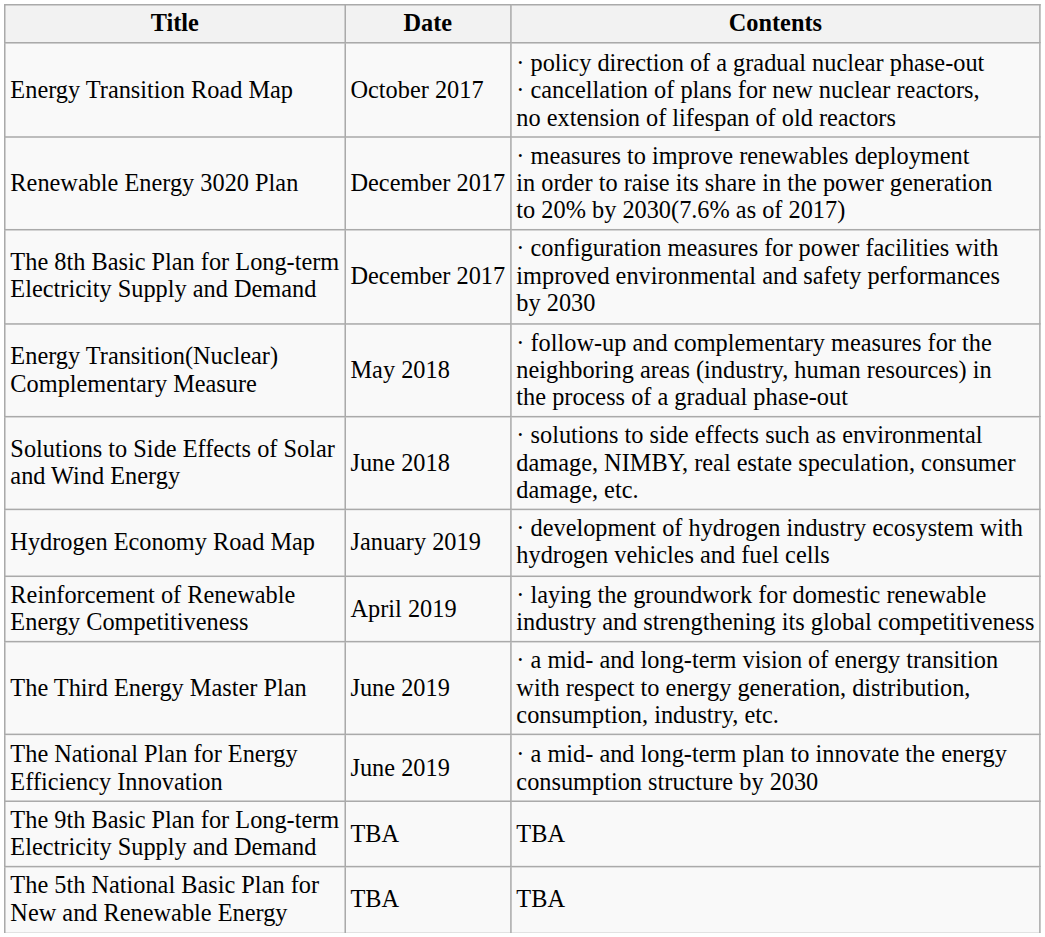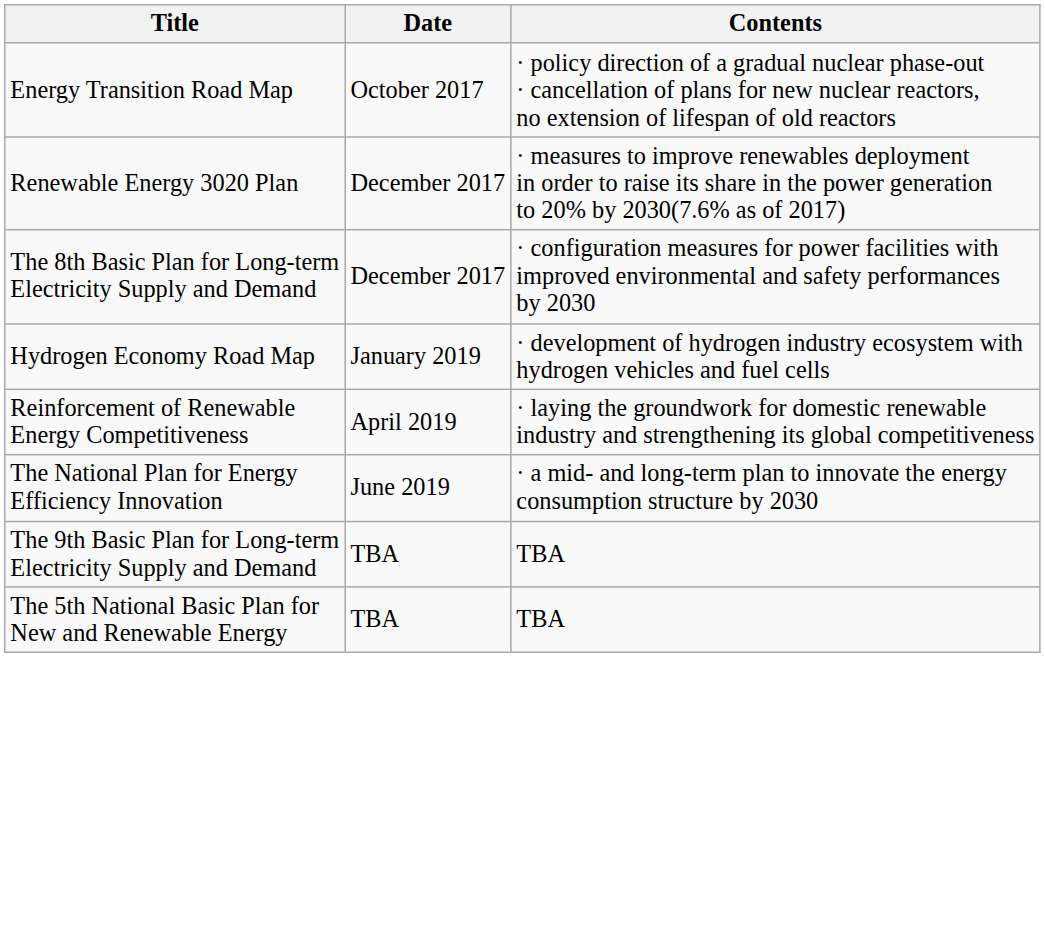- row: (144, 369)
- row: (173, 462)
- row: (159, 688)
